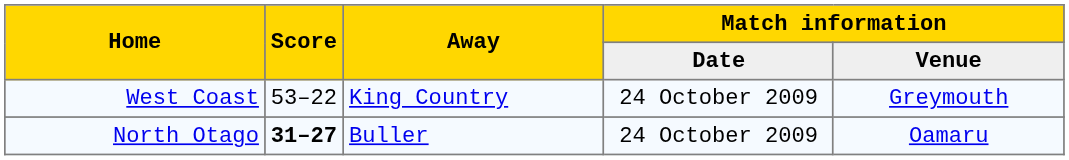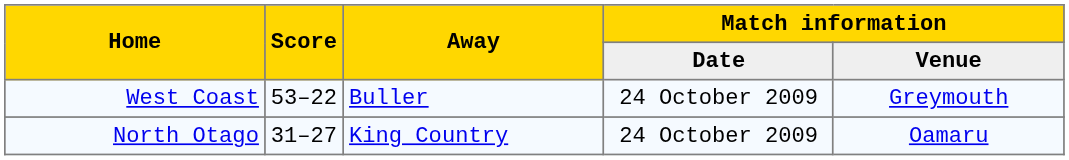(429, 98) King Country -> (389, 98) Buller
(304, 136) bold -> (304, 136) normal
(389, 136) Buller -> (429, 136) King Country
